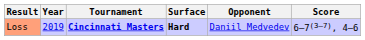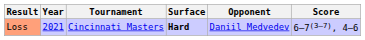(53, 27) 2019 -> (53, 27) 2021
(116, 27) bold -> (116, 27) normal
